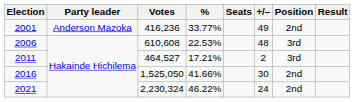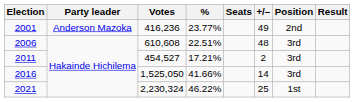(205, 27) 33.77% -> (205, 27) 23.77%
(205, 43) 22.53% -> (205, 43) 22.51%
(162, 58) 464,527 -> (162, 58) 454,527
(263, 74) 30 -> (263, 74) 14
(294, 74) 2nd -> (294, 74) 3rd
(263, 89) 24 -> (263, 89) 25
(294, 89) 2nd -> (294, 89) 1st
